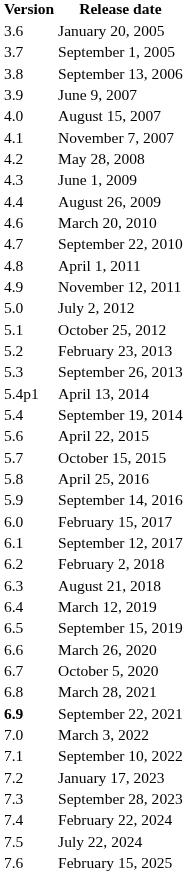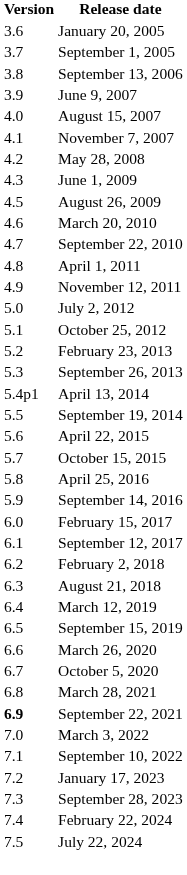(14, 201) 4.4 -> (14, 201) 4.5
(14, 415) 5.4 -> (14, 415) 5.5
- row: (115, 863)
